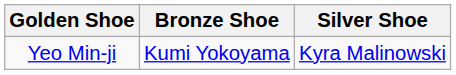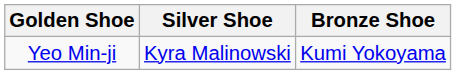columns swapped: (373, 20) <-> (217, 20)
